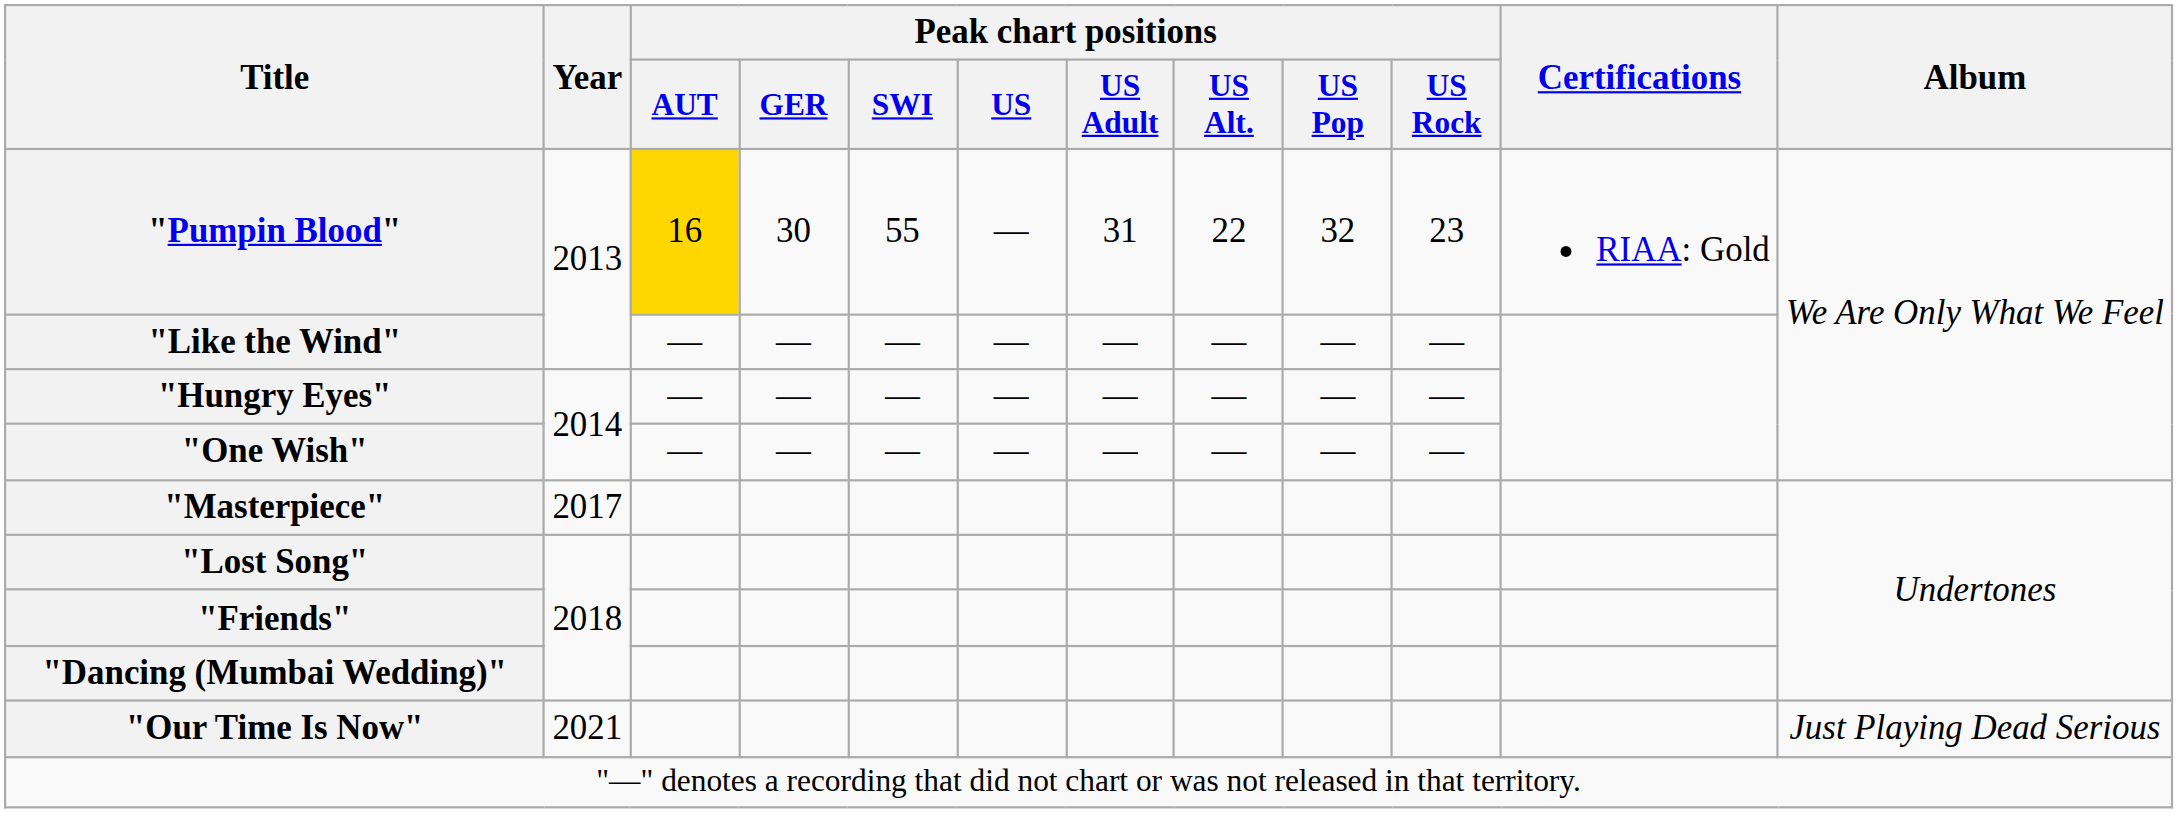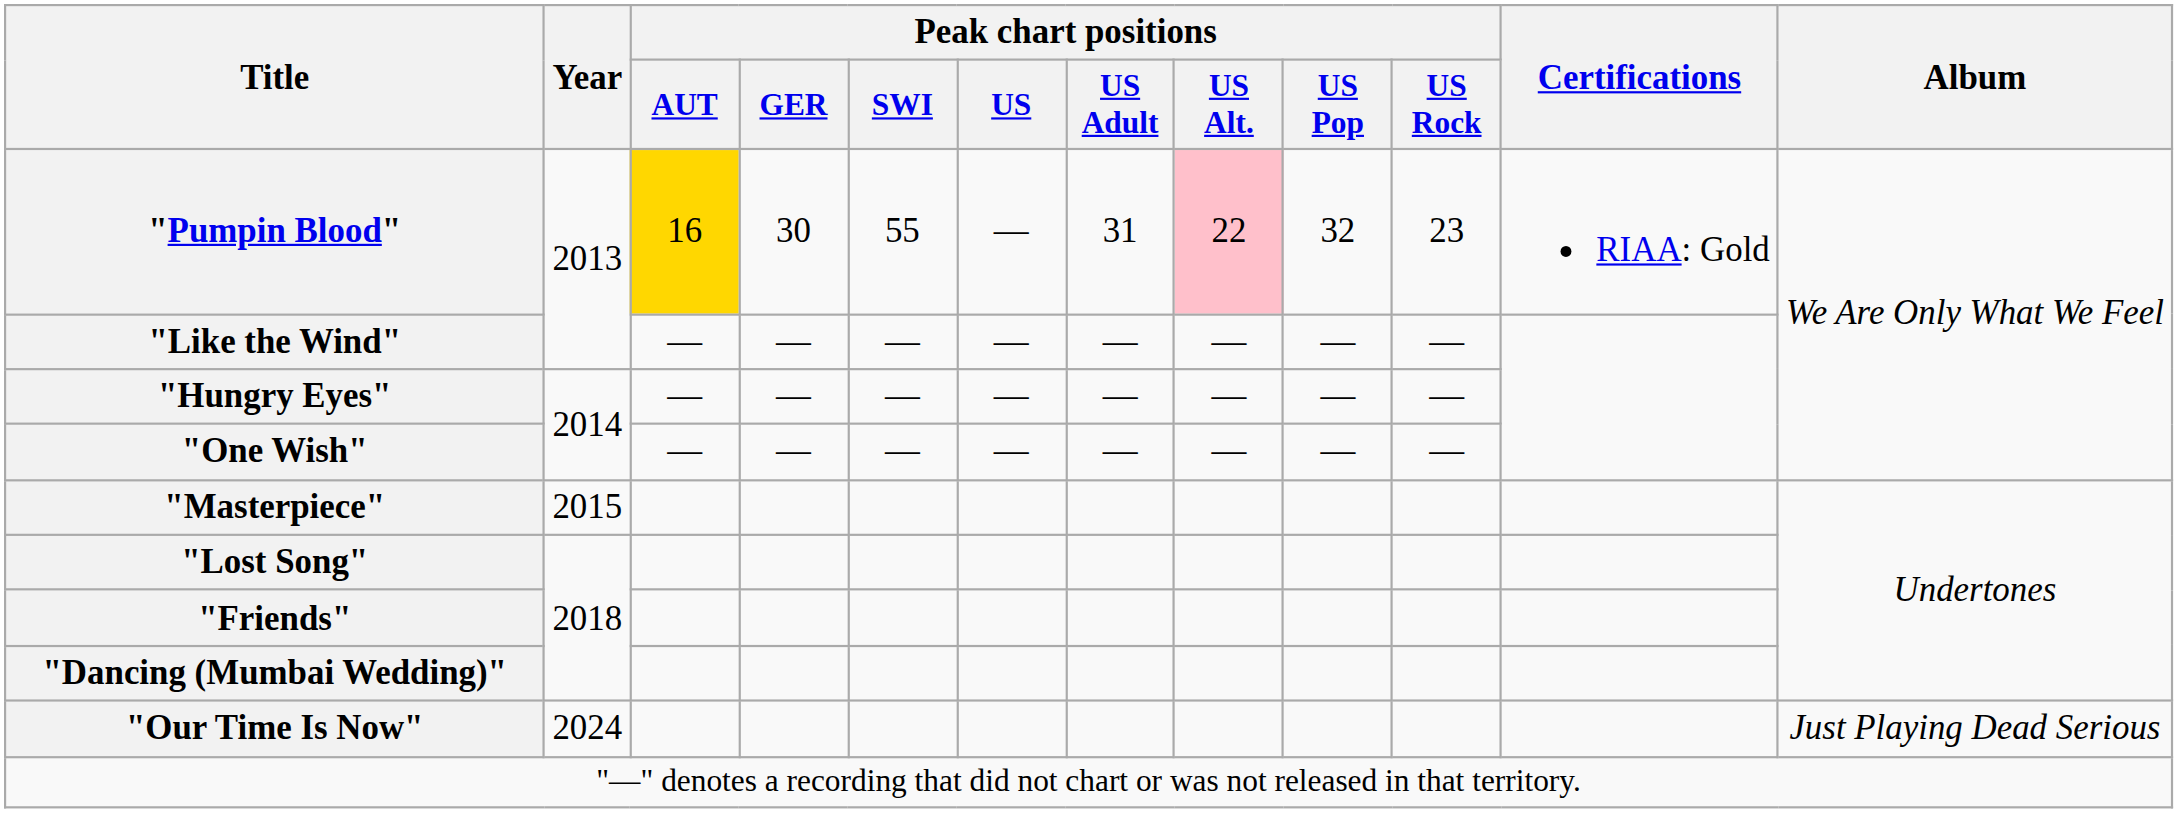(1229, 230) no background -> (1229, 230) pink background
(587, 506) 2017 -> (587, 506) 2015
(587, 727) 2021 -> (587, 727) 2024
